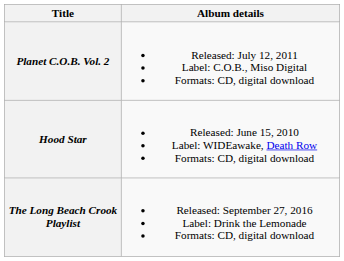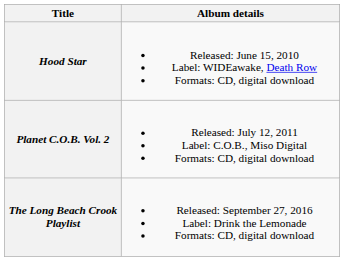rows swapped: (63, 139) <-> (63, 61)
